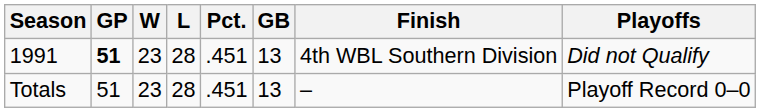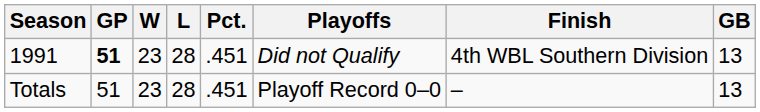columns swapped: (274, 21) <-> (659, 21)
